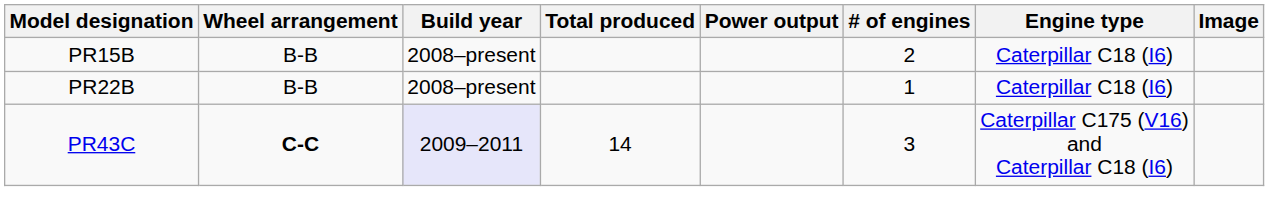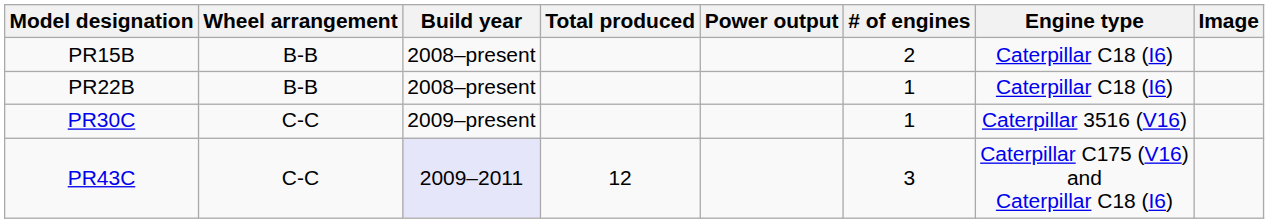+ row: (101, 120)
(300, 144) bold -> (300, 177) normal
(620, 144) 14 -> (620, 177) 12
